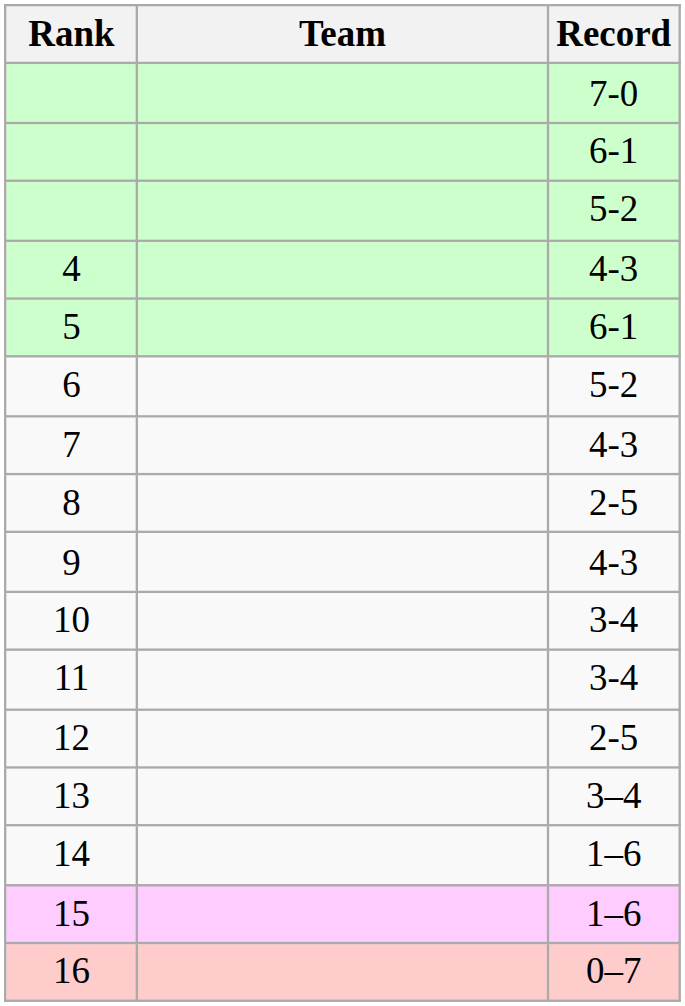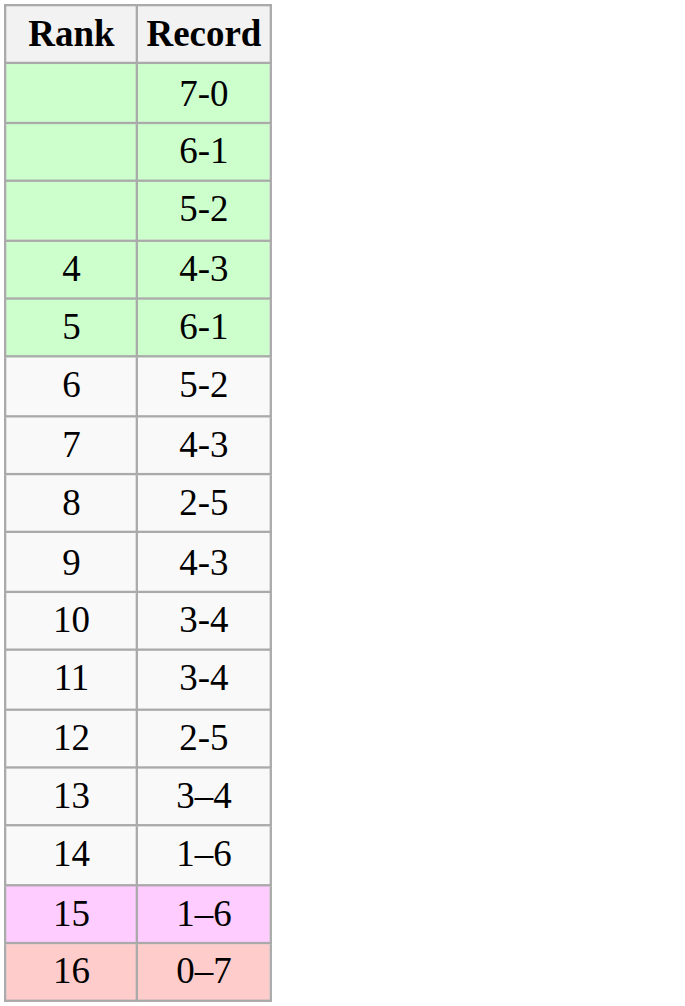- column: (343, 33)
